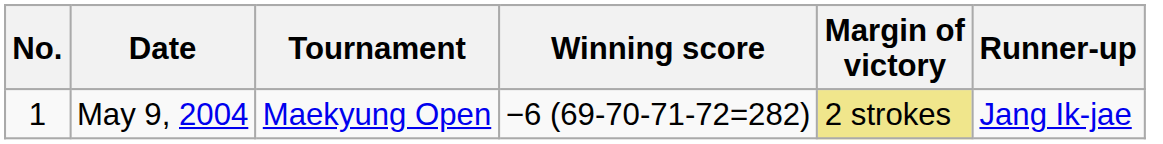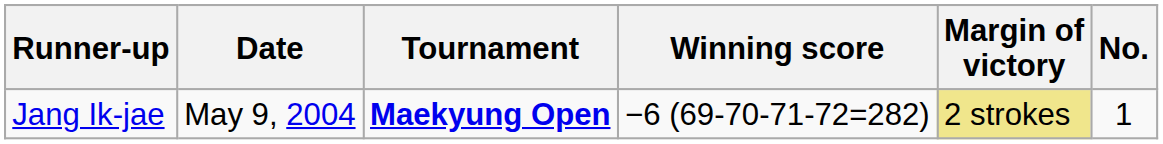columns swapped: (37, 47) <-> (1058, 47)
(377, 114) normal -> (490, 114) bold
